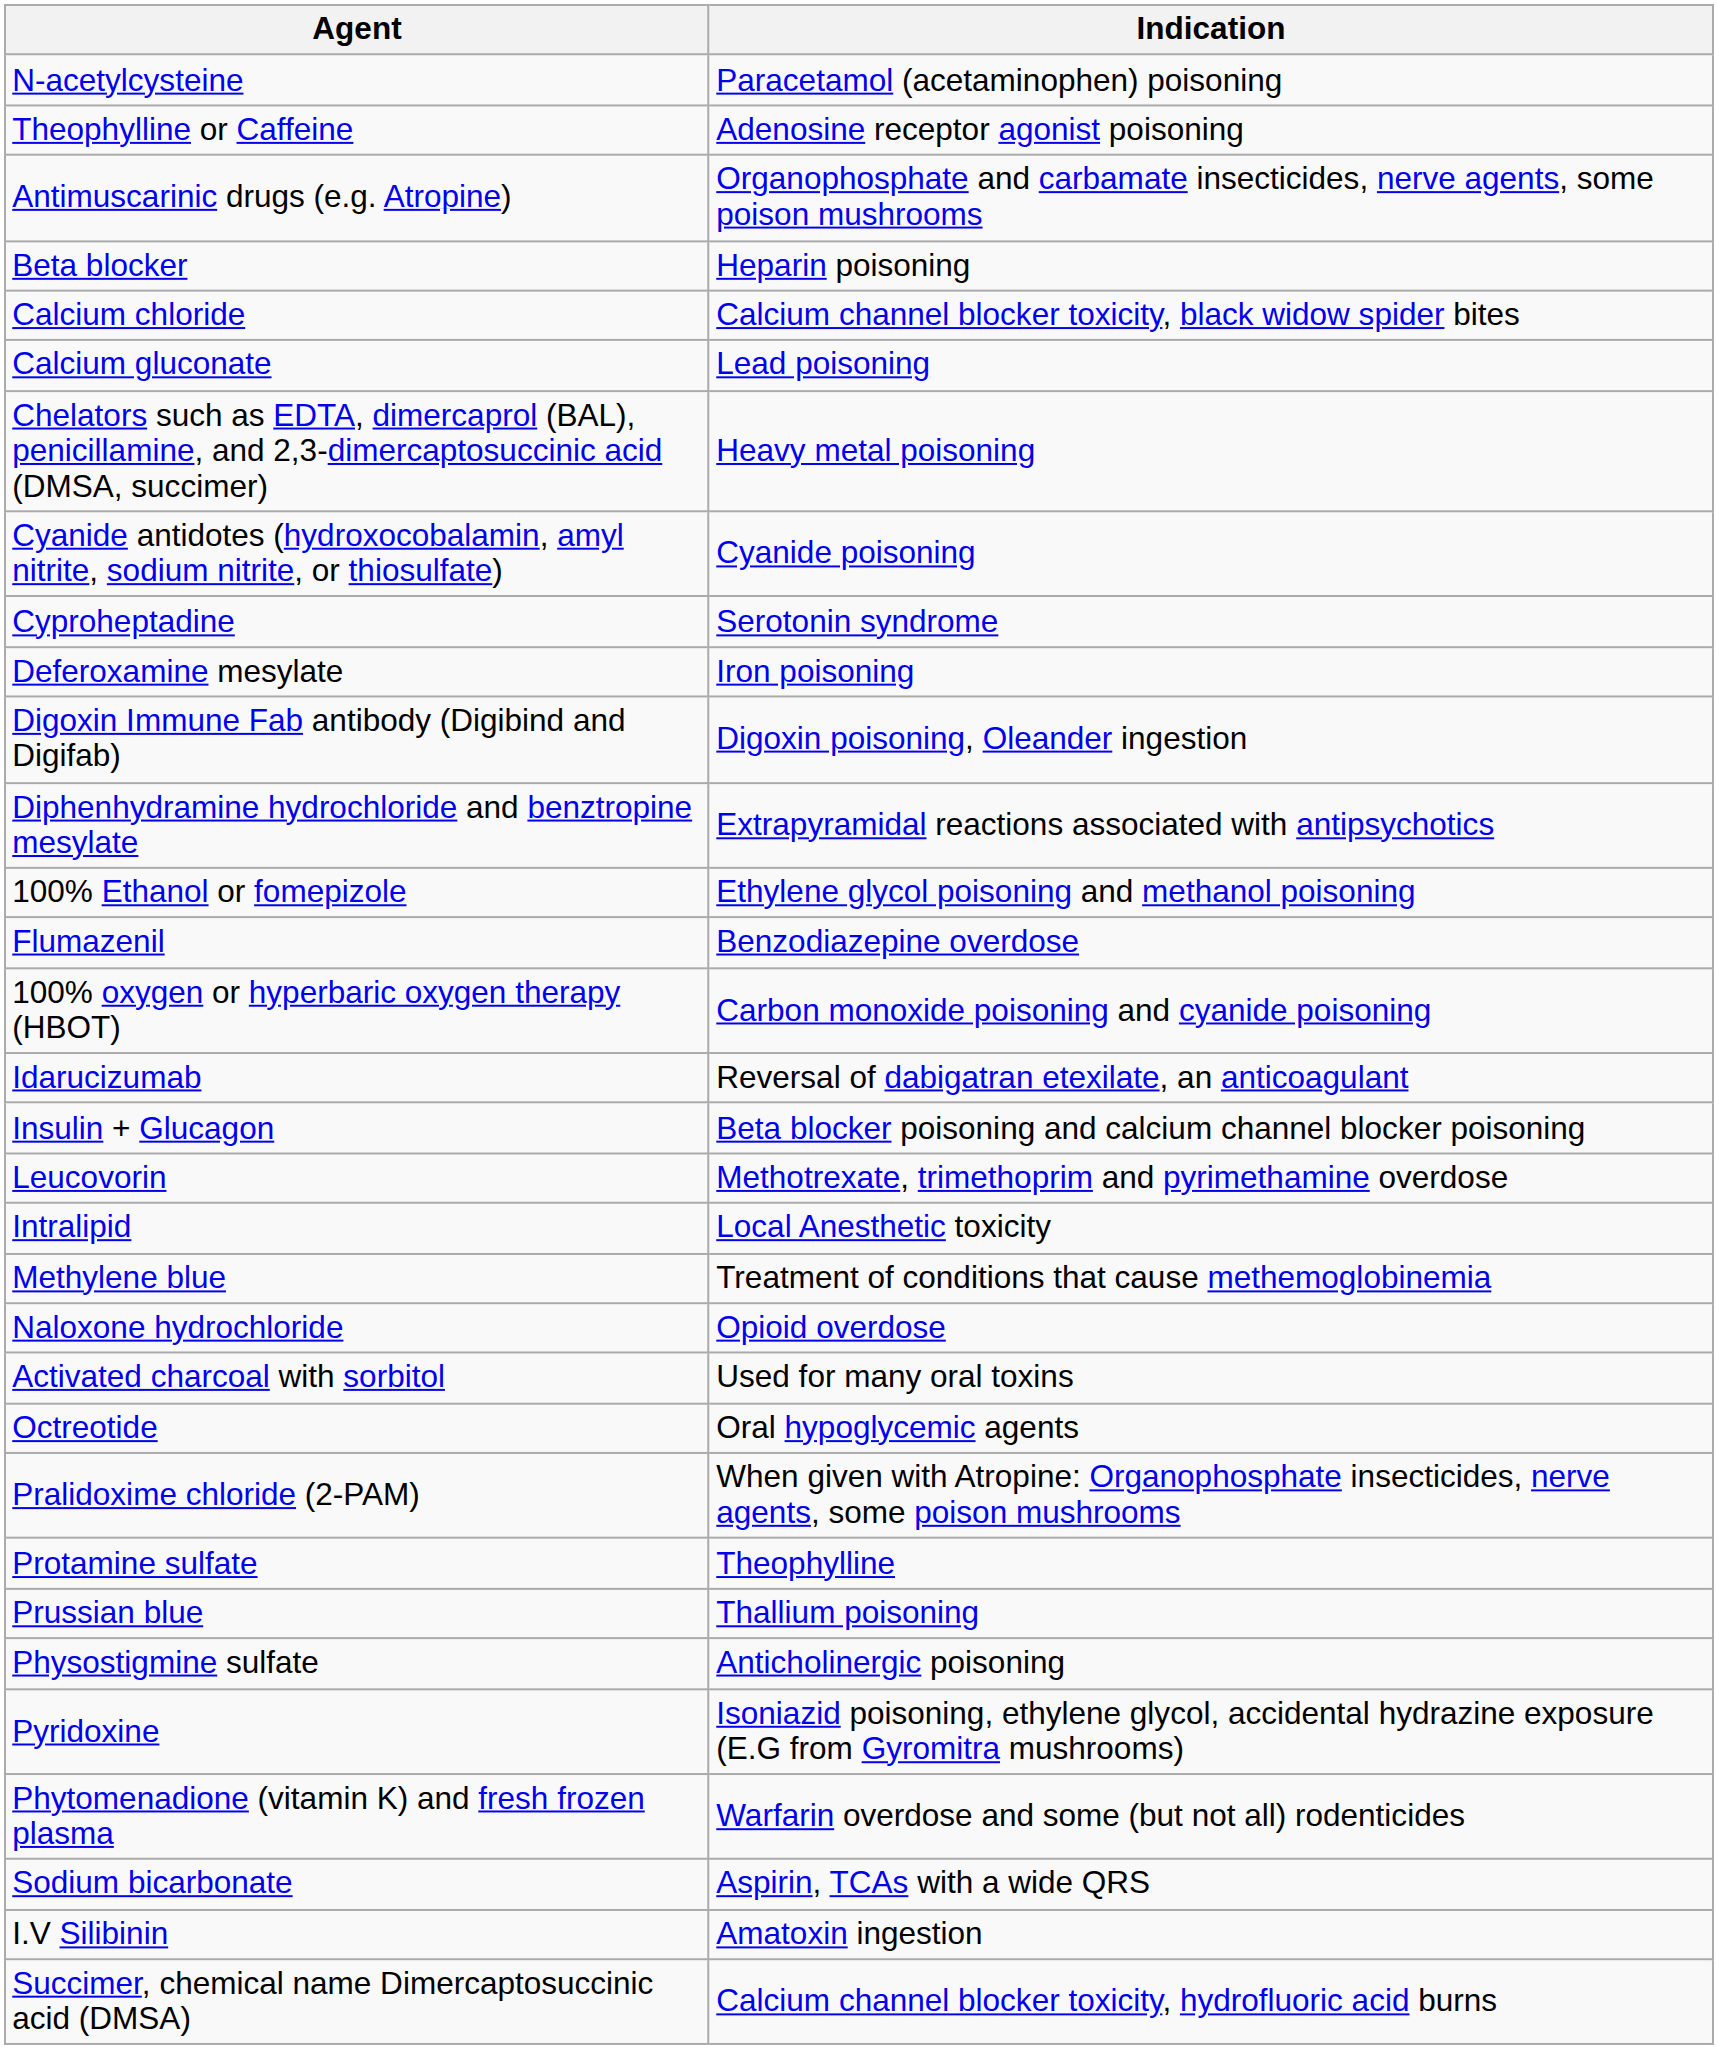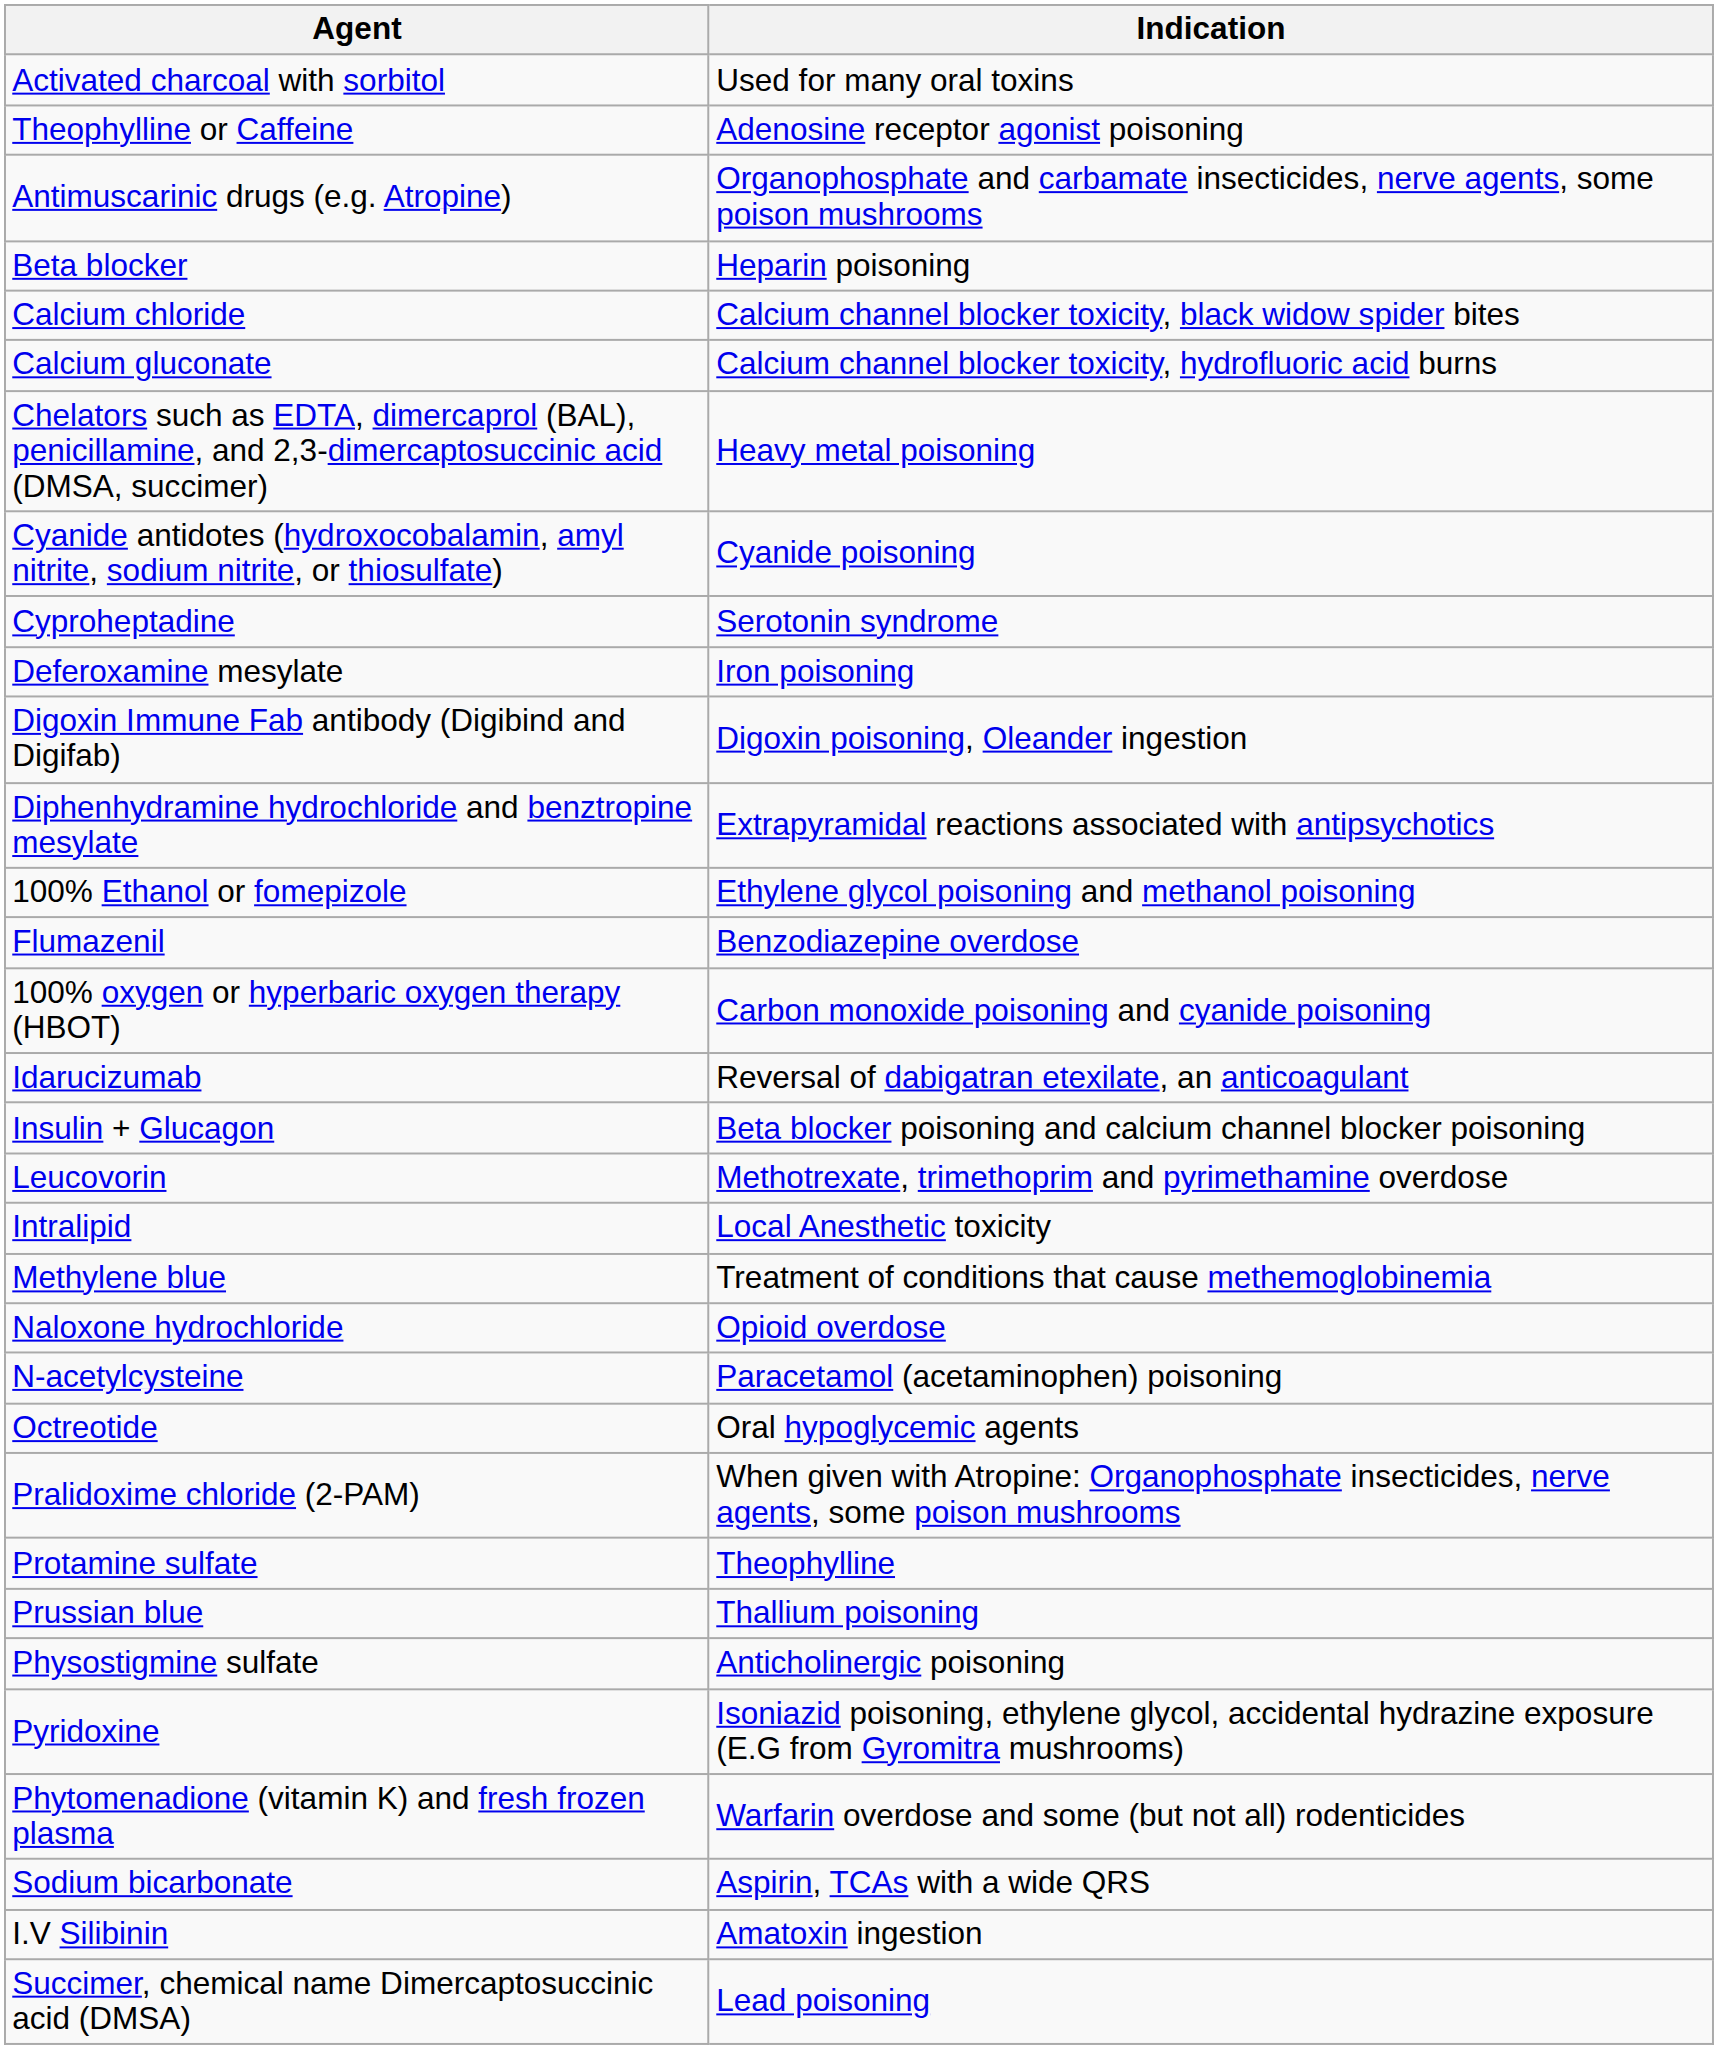rows swapped: (229, 1377) <-> (128, 79)
(823, 364) Lead poisoning -> (1107, 364) Calcium channel blocker toxicity, hydrofluoric acid burns
(1107, 2001) Calcium channel blocker toxicity, hydrofluoric acid burns -> (823, 2001) Lead poisoning
